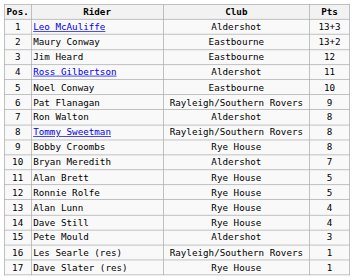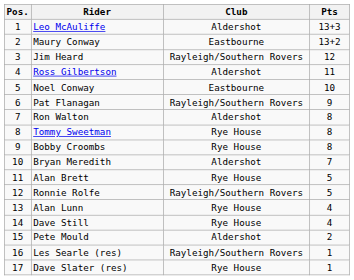(236, 57) Eastbourne -> (236, 57) Rayleigh/Southern Rovers
(236, 132) Rayleigh/Southern Rovers -> (236, 132) Rye House
(236, 192) Rye House -> (236, 192) Rayleigh/Southern Rovers
(330, 238) 3 -> (330, 238) 2
